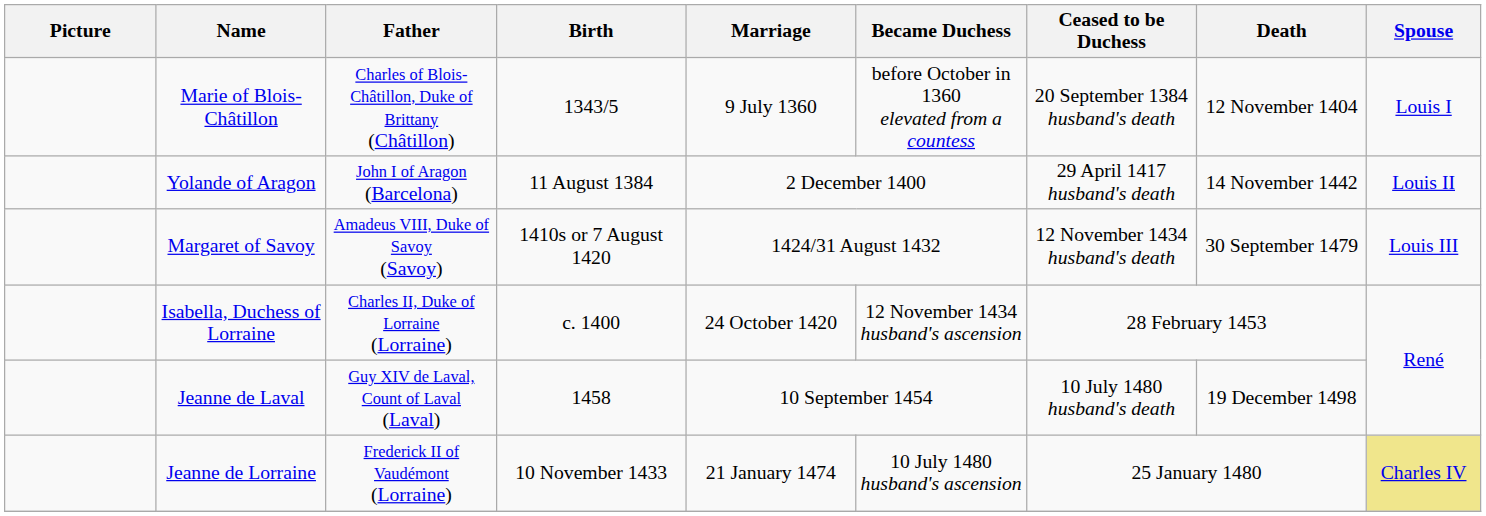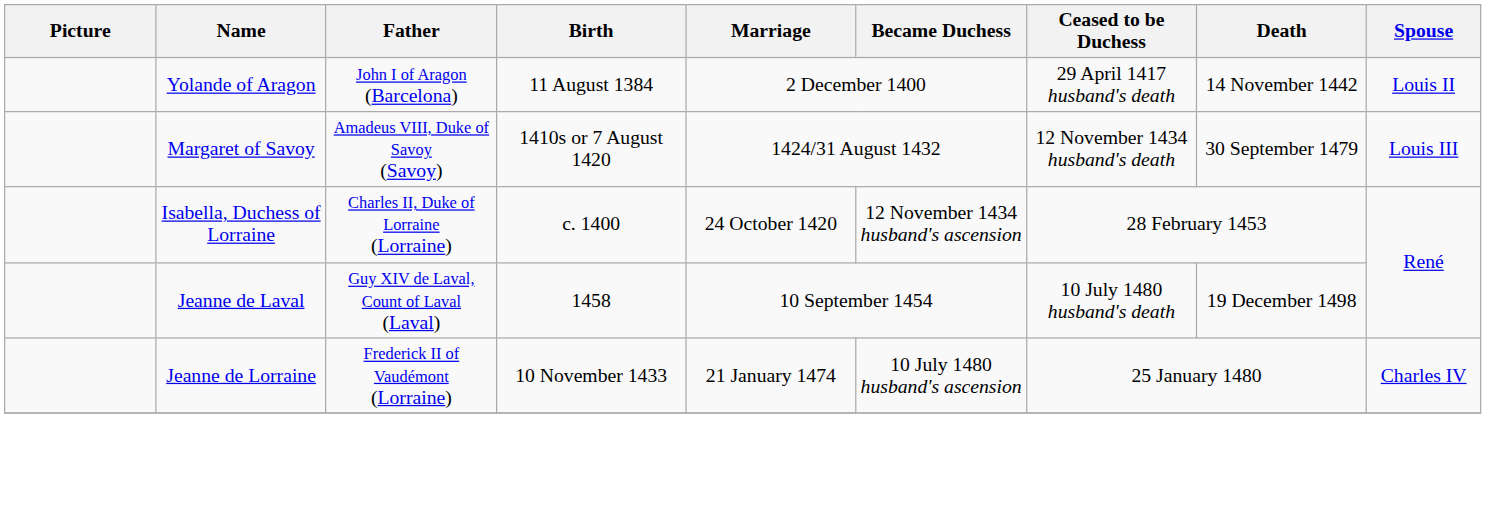- row: (241, 106)
(1424, 473) khaki background -> (1424, 375) no background
